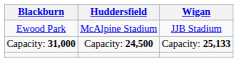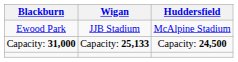columns swapped: (119, 12) <-> (196, 12)
